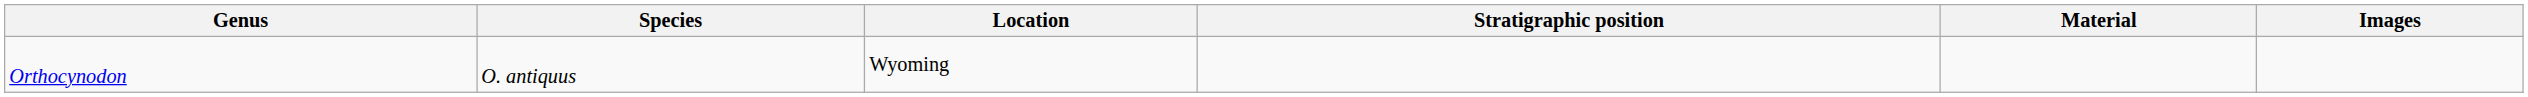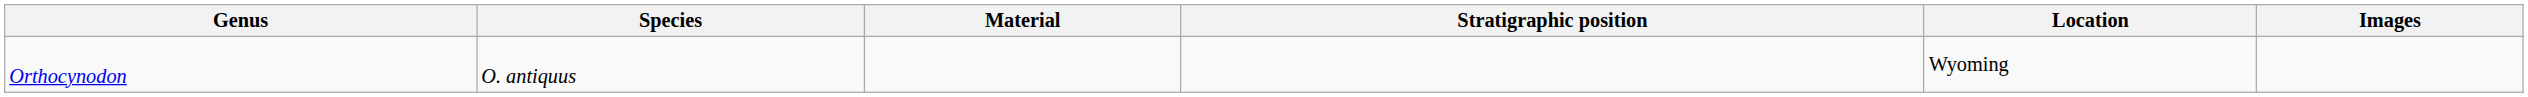columns swapped: (1031, 20) <-> (2099, 20)
